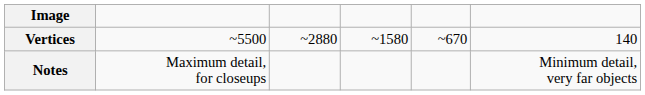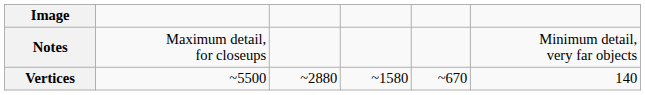rows swapped: (50, 39) <-> (50, 70)
